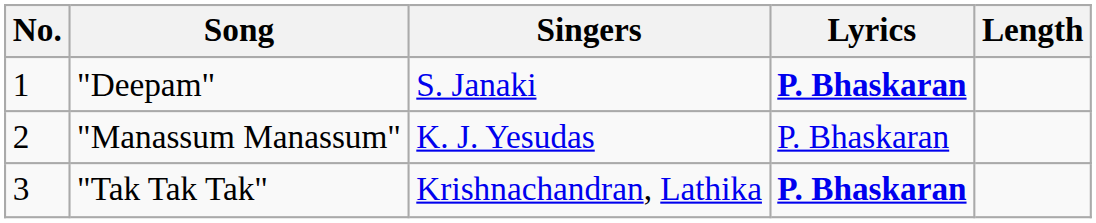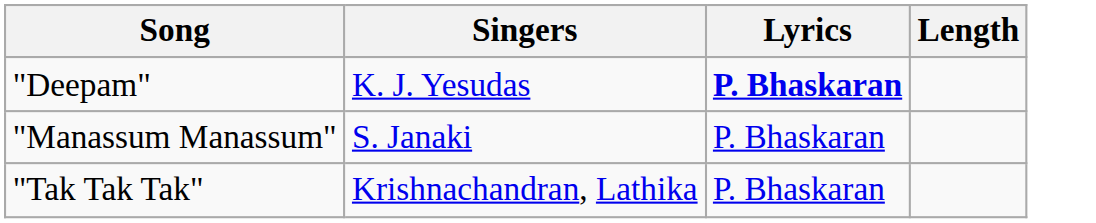- column: (37, 30)
(476, 83) S. Janaki -> (441, 83) K. J. Yesudas
(506, 136) K. J. Yesudas -> (412, 136) S. Janaki
(872, 189) bold -> (799, 189) normal
